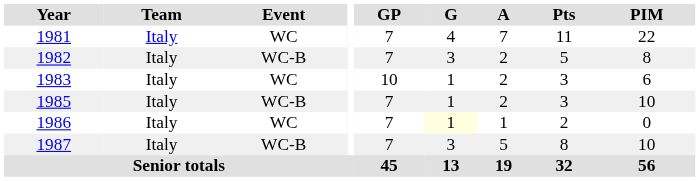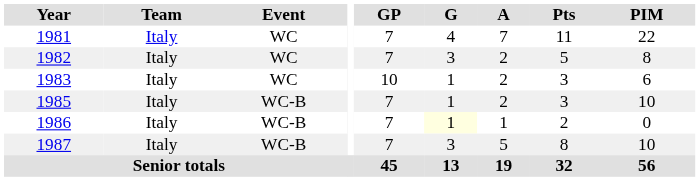(284, 57) WC-B -> (284, 57) WC
(284, 122) WC -> (284, 122) WC-B
